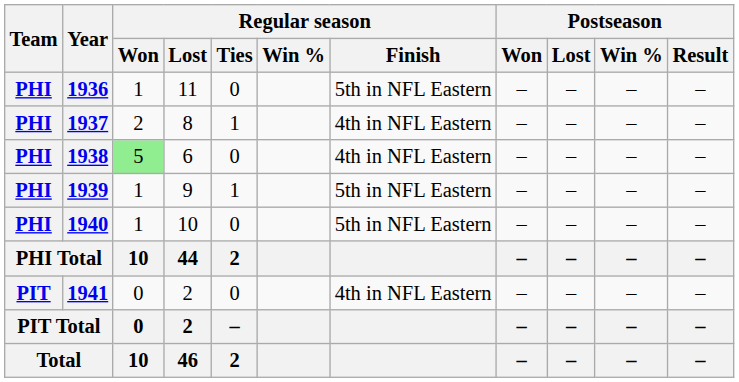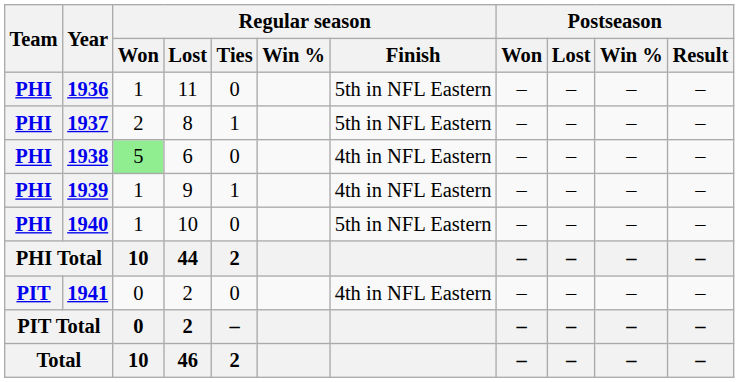(413, 123) 4th in NFL Eastern -> (413, 123) 5th in NFL Eastern
(413, 190) 5th in NFL Eastern -> (413, 190) 4th in NFL Eastern
